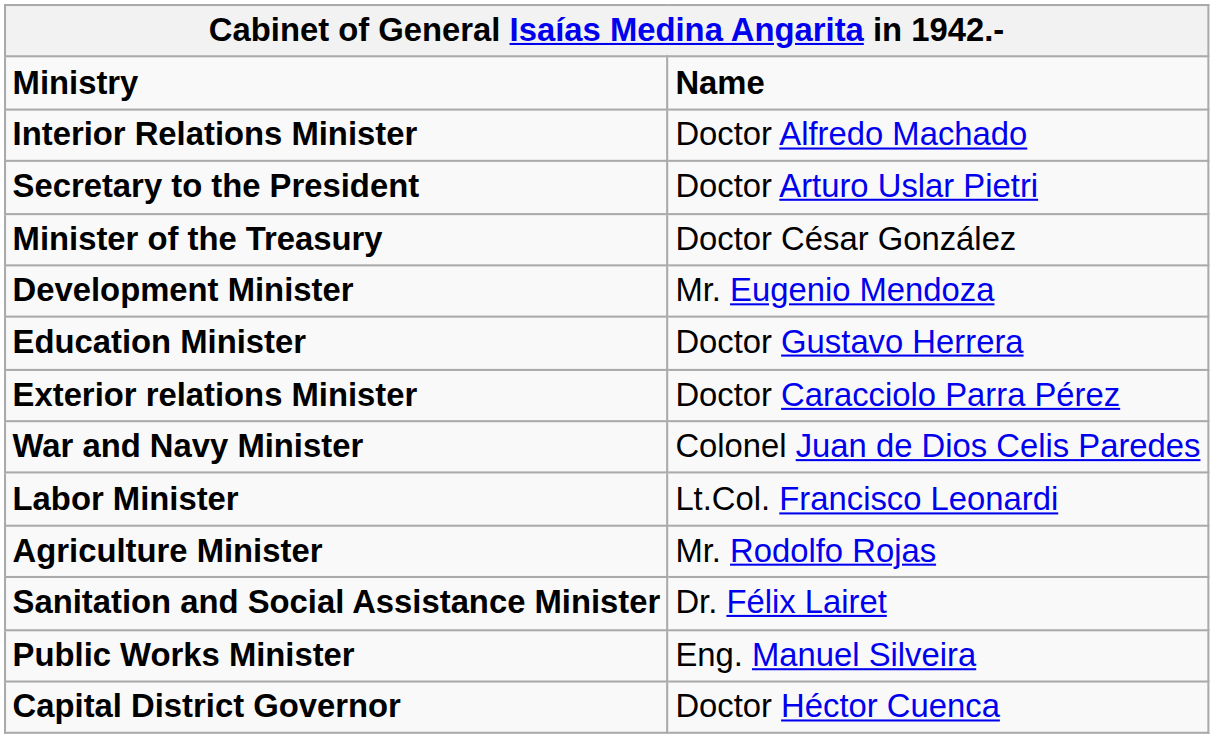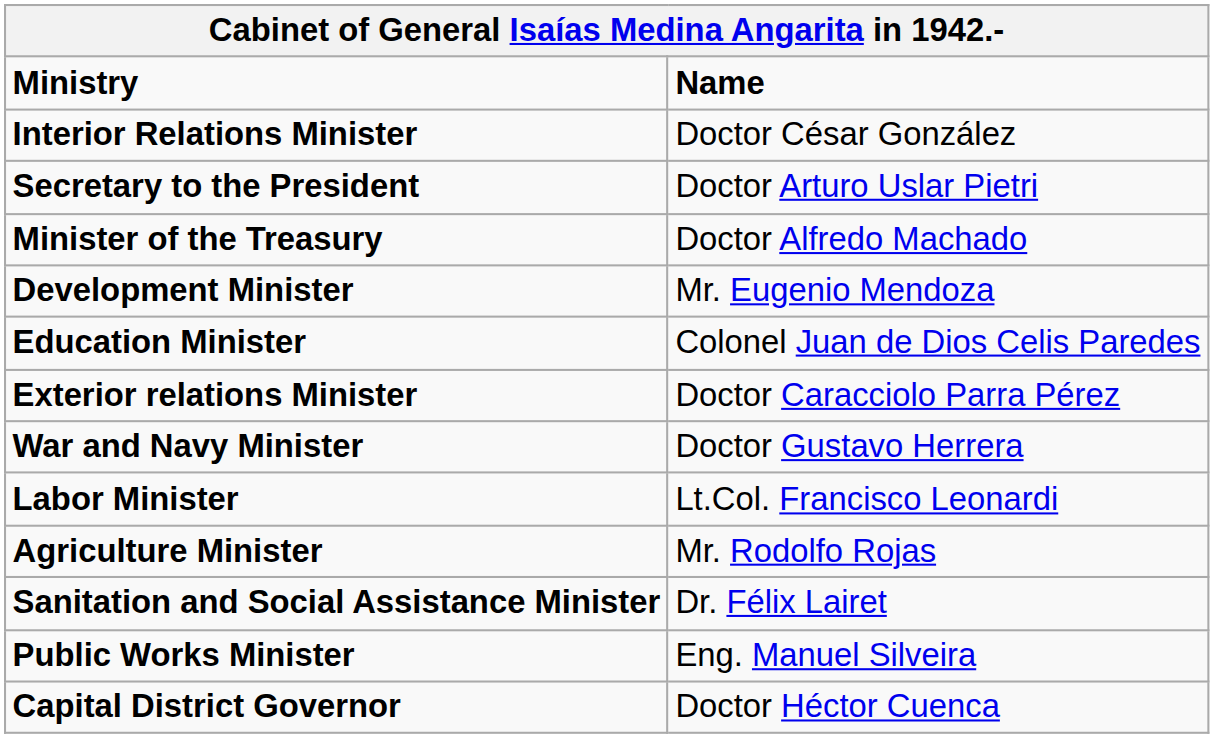(851, 134) Doctor Alfredo Machado -> (846, 134) Doctor César González
(846, 238) Doctor César González -> (851, 238) Doctor Alfredo Machado
(849, 342) Doctor Gustavo Herrera -> (938, 342) Colonel Juan de Dios Celis Paredes
(938, 446) Colonel Juan de Dios Celis Paredes -> (849, 446) Doctor Gustavo Herrera
